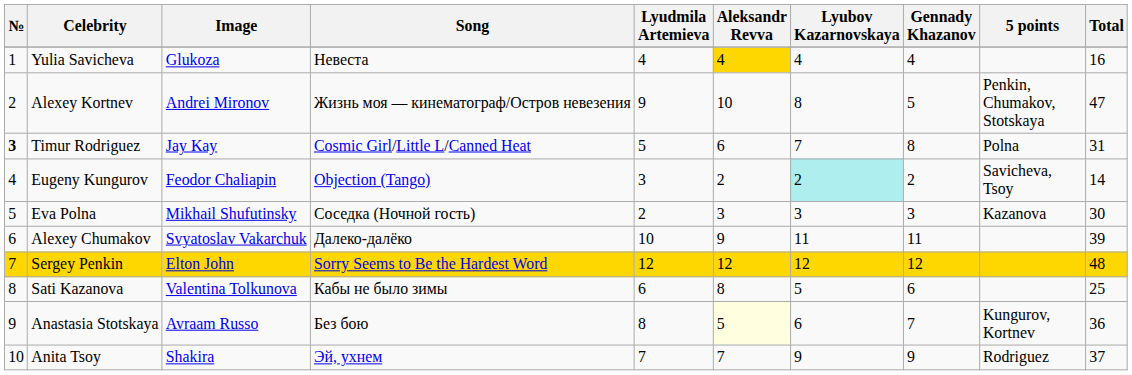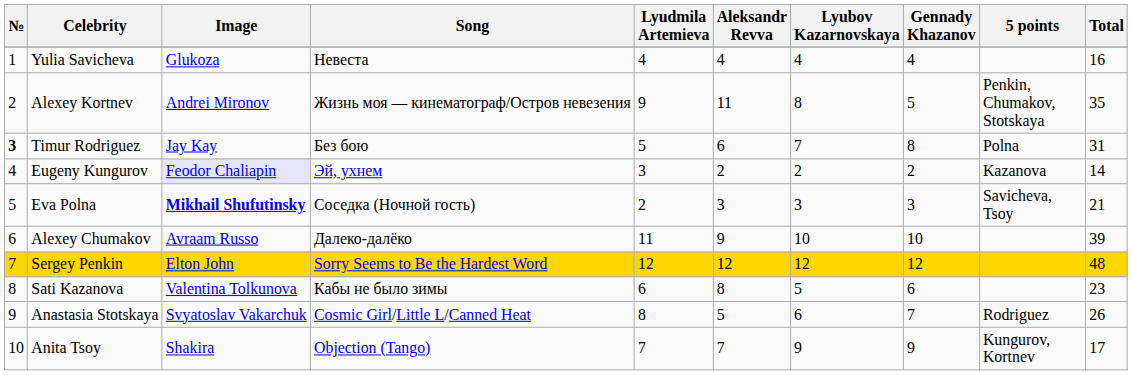(721, 60) gold background -> (721, 60) no background
(725, 102) 10 -> (724, 102) 11
(1097, 102) 47 -> (1097, 102) 35
(422, 145) Cosmic Girl/Little L/Canned Heat -> (341, 145) Без бою
(221, 179) no background -> (221, 171) lavender background
(372, 179) Objection (Tango) -> (348, 171) Эй, ухнем
(798, 179) paleturquoise background -> (798, 171) no background
(1017, 179) Savicheva, Tsoy -> (1015, 171) Kazanova
(231, 213) normal -> (236, 205) bold
(1015, 213) Kazanova -> (1017, 205) Savicheva, Tsoy
(1097, 213) 30 -> (1097, 205) 21
(236, 239) Svyatoslav Vakarchuk -> (212, 239) Avraam Russo
(646, 239) 10 -> (646, 239) 11
(802, 239) 11 -> (802, 239) 10
(915, 239) 11 -> (915, 239) 10
(1097, 289) 25 -> (1097, 289) 23
(212, 323) Avraam Russo -> (236, 314) Svyatoslav Vakarchuk
(341, 323) Без бою -> (422, 314) Cosmic Girl/Little L/Canned Heat
(721, 323) lightyellow background -> (721, 314) no background
(1017, 323) Kungurov, Kortnev -> (1016, 314) Rodriguez
(1097, 323) 36 -> (1097, 314) 26
(348, 357) Эй, ухнем -> (372, 348) Objection (Tango)
(1016, 357) Rodriguez -> (1017, 348) Kungurov, Kortnev
(1097, 357) 37 -> (1097, 348) 17
